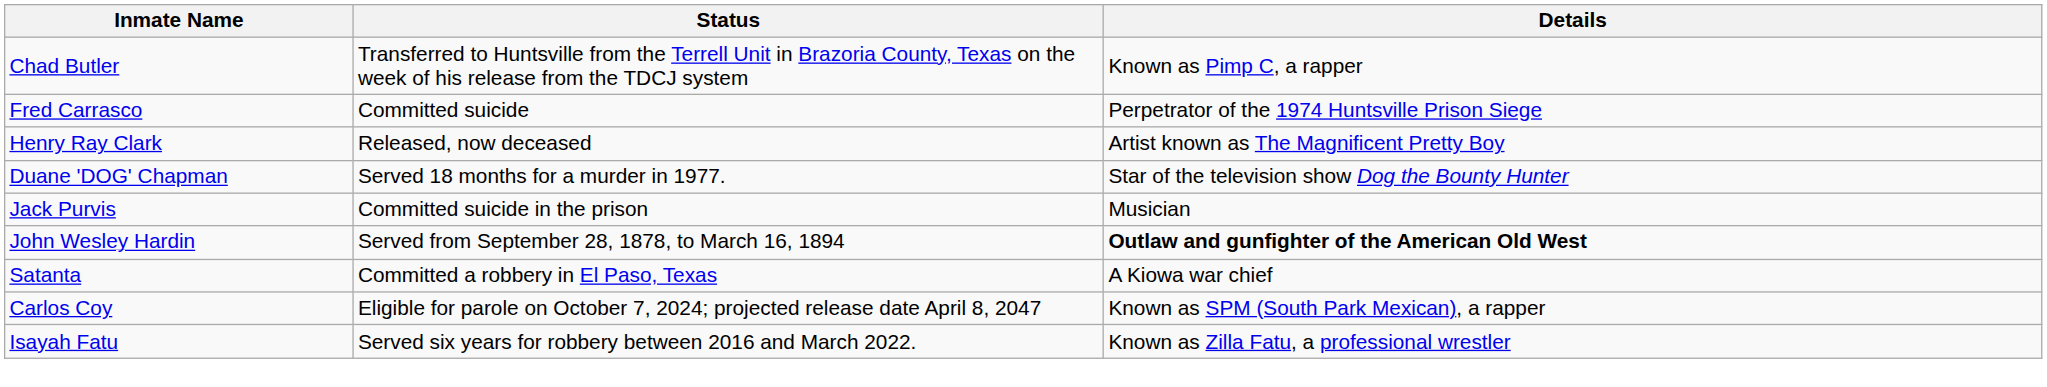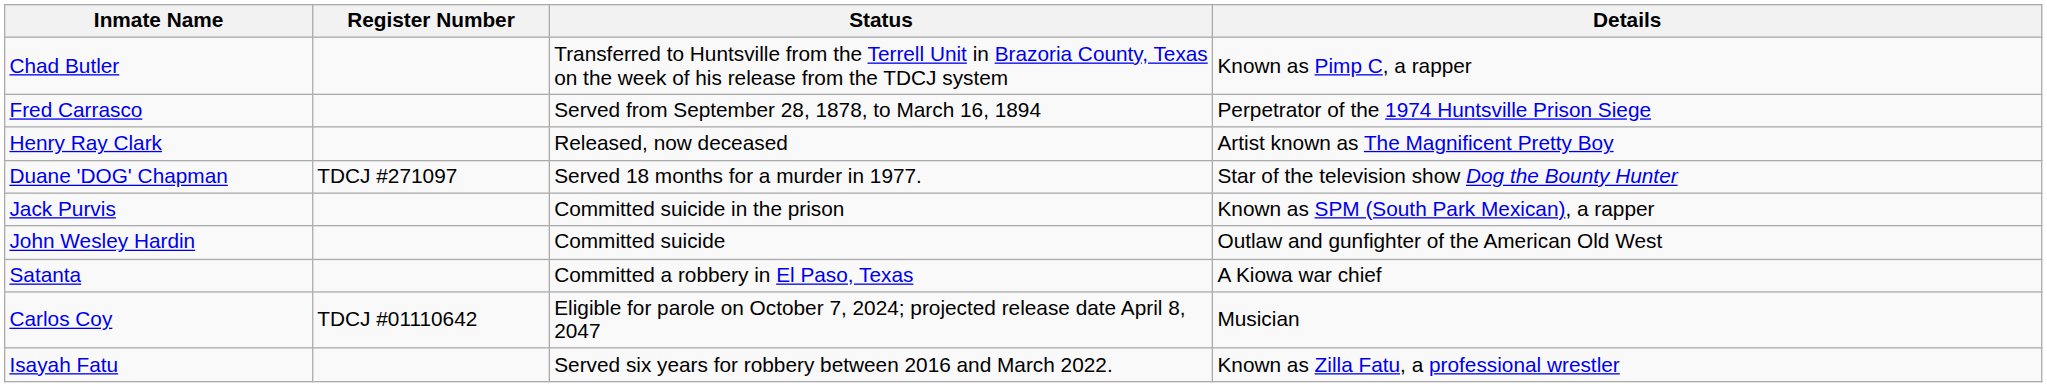+ column: (431, 20)
(443, 110) Committed suicide -> (798, 110) Served from September 28, 1878, to March 16, 1894
(1149, 209) Musician -> (1436, 209) Known as SPM (South Park Mexican), a rapper
(601, 242) Served from September 28, 1878, to March 16, 1894 -> (640, 242) Committed suicide
(1348, 242) bold -> (1440, 242) normal
(1327, 308) Known as SPM (South Park Mexican), a rapper -> (1258, 319) Musician
